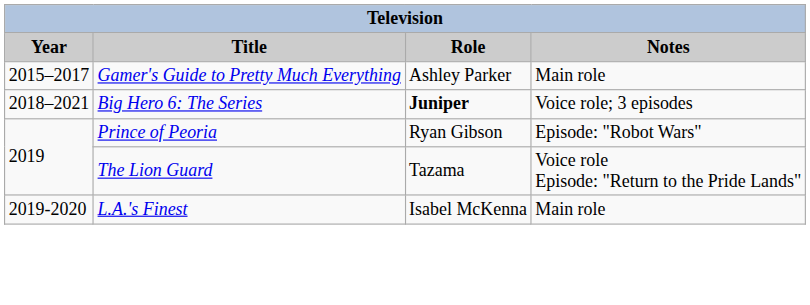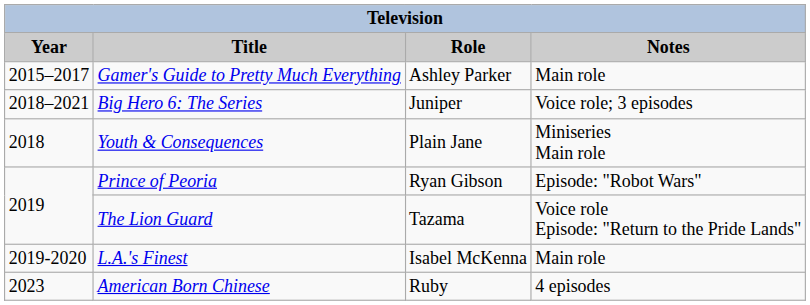(439, 103) bold -> (435, 103) normal
+ row: (180, 142)
+ row: (184, 286)
